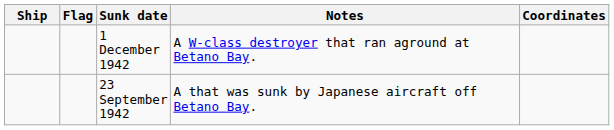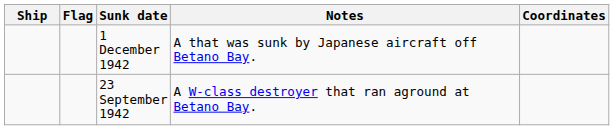(322, 50) A W-class destroyer that ran aground at Betano Bay. -> (325, 50) A that was sunk by Japanese aircraft off Betano Bay.
(325, 100) A that was sunk by Japanese aircraft off Betano Bay. -> (322, 100) A W-class destroyer that ran aground at Betano Bay.
